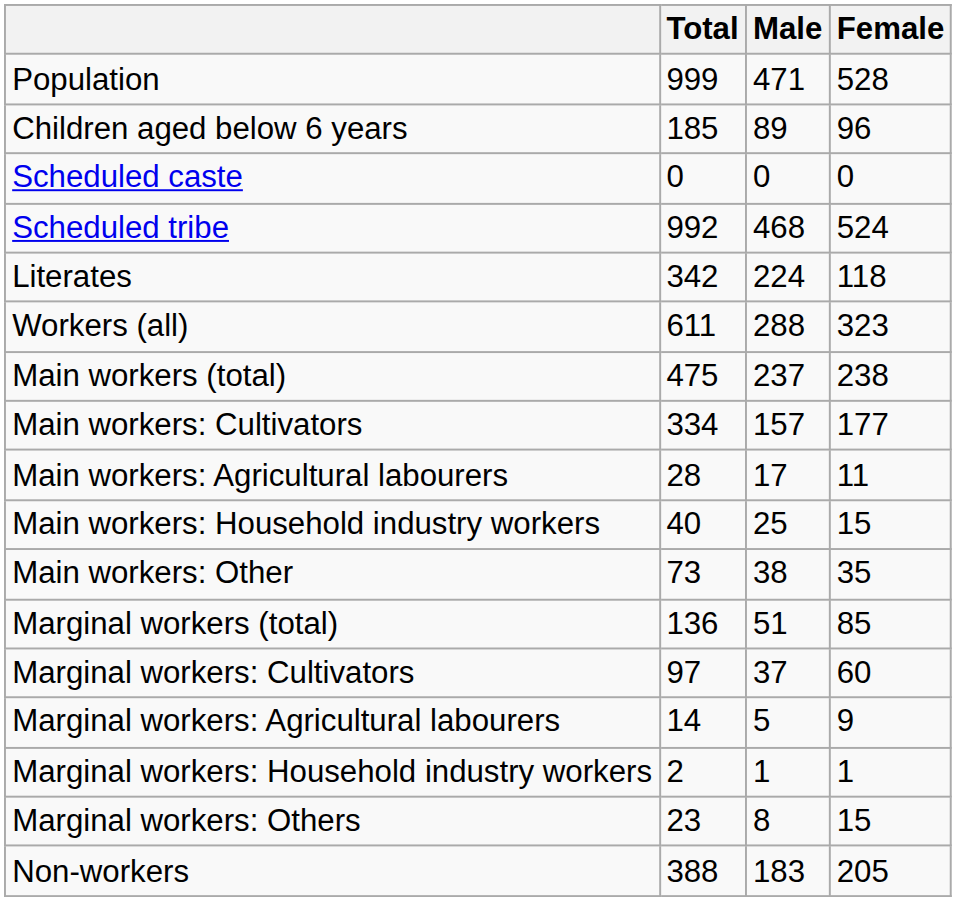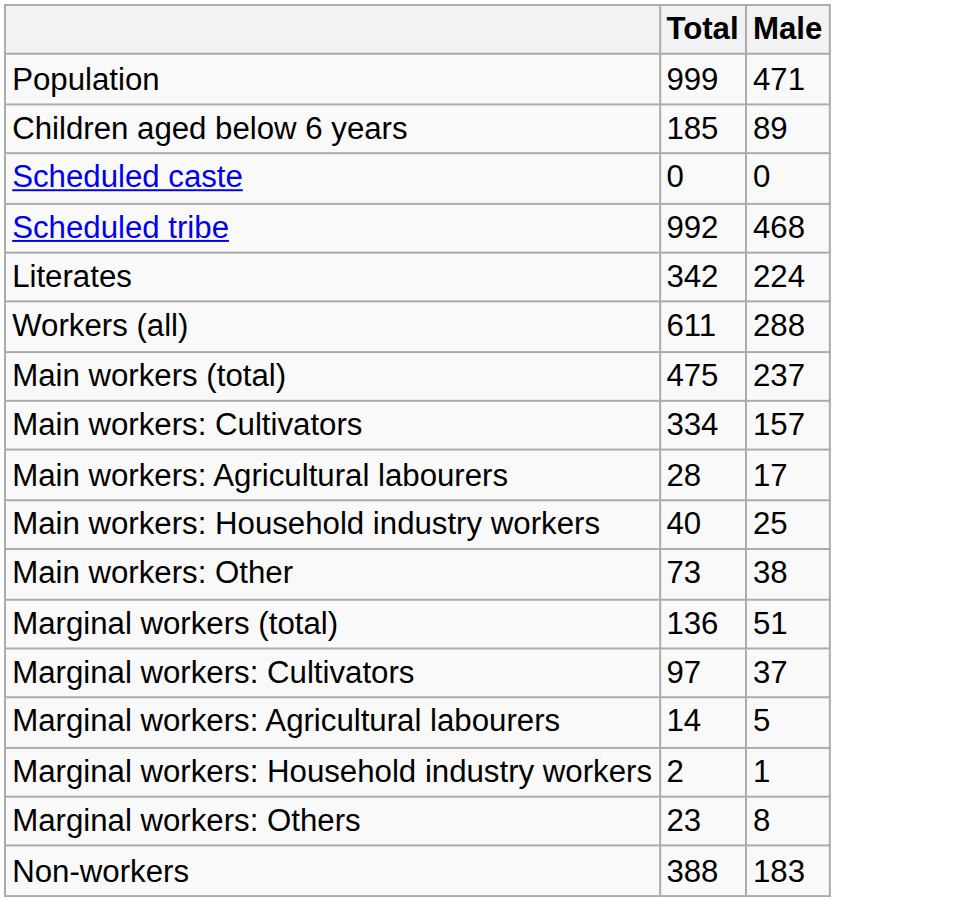- column: (891, 29)
